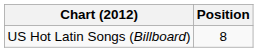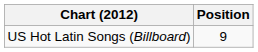(223, 36) 8 -> (223, 36) 9
